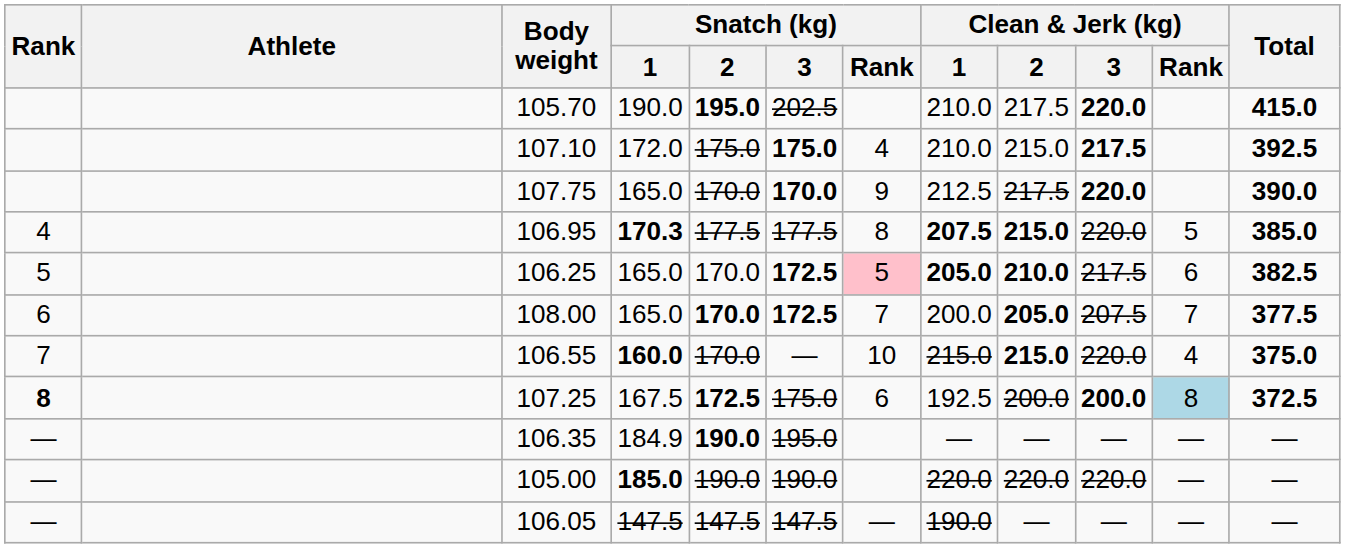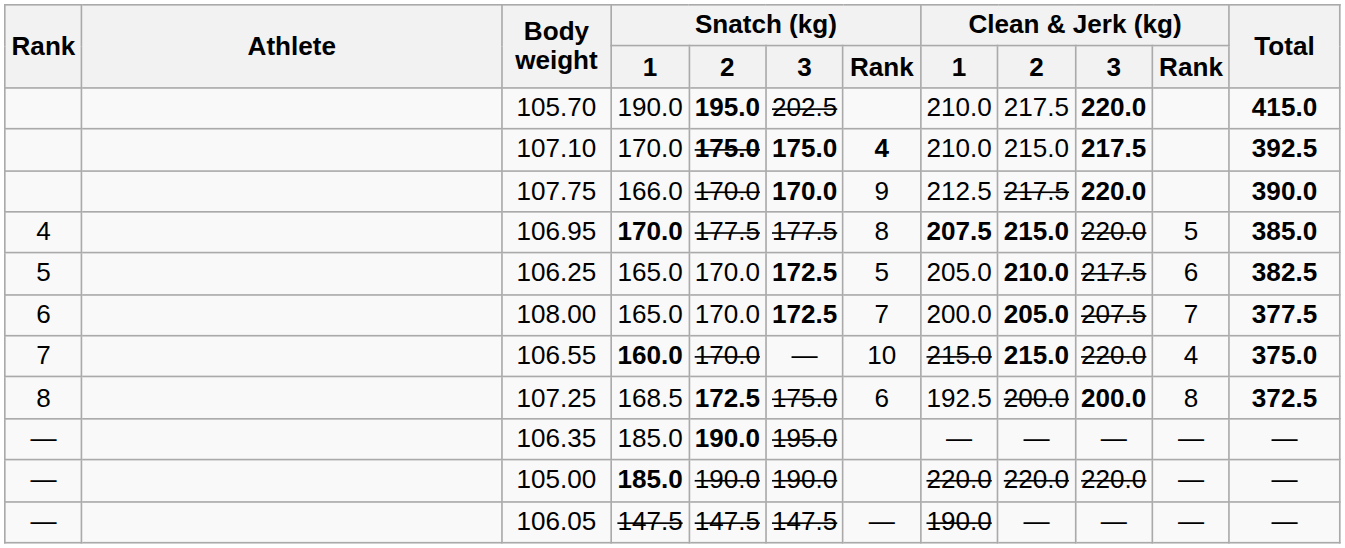(650, 149) 172.0 -> (650, 149) 170.0
(727, 149) normal -> (727, 149) bold
(882, 149) normal -> (882, 149) bold
(650, 190) 165.0 -> (650, 190) 166.0
(650, 231) 170.3 -> (650, 231) 170.0
(882, 273) pink background -> (882, 273) no background
(959, 273) bold -> (959, 273) normal
(727, 314) bold -> (727, 314) normal
(43, 397) bold -> (43, 397) normal
(650, 397) 167.5 -> (650, 397) 168.5
(1191, 397) lightblue background -> (1191, 397) no background
(650, 438) 184.9 -> (650, 438) 185.0
